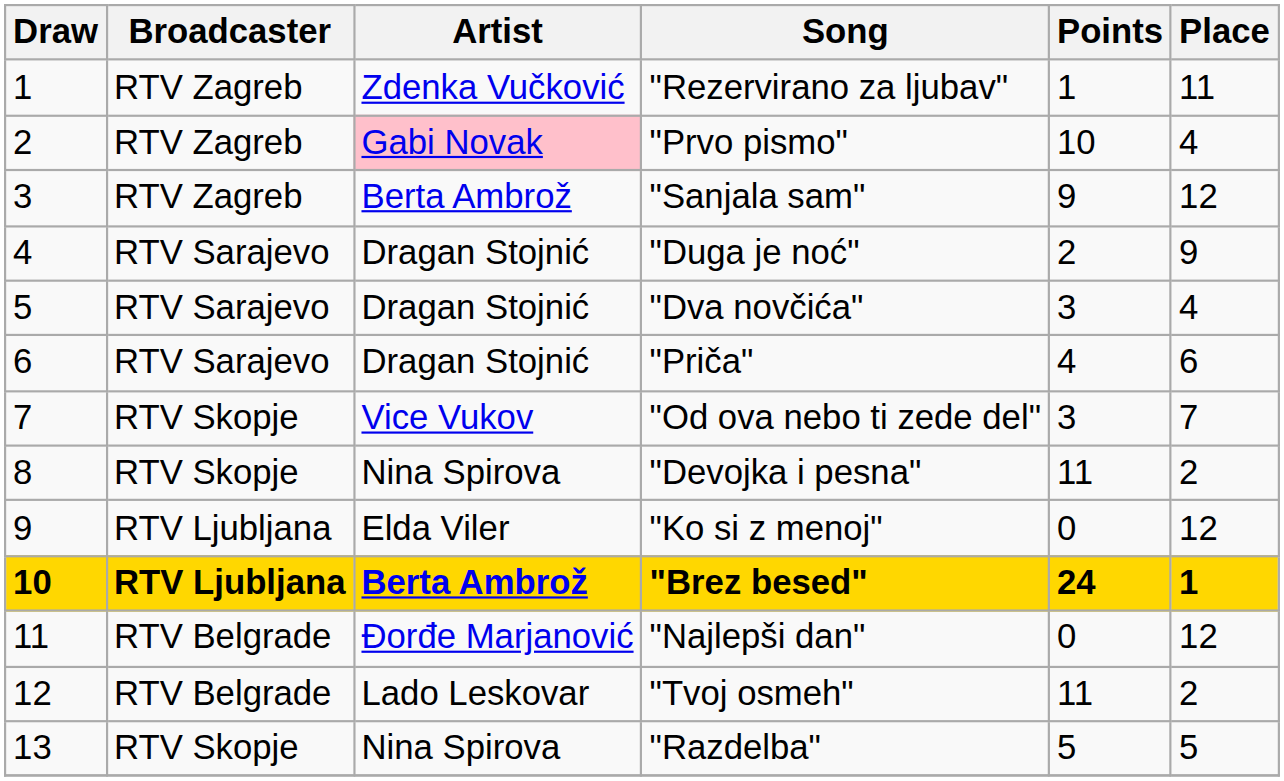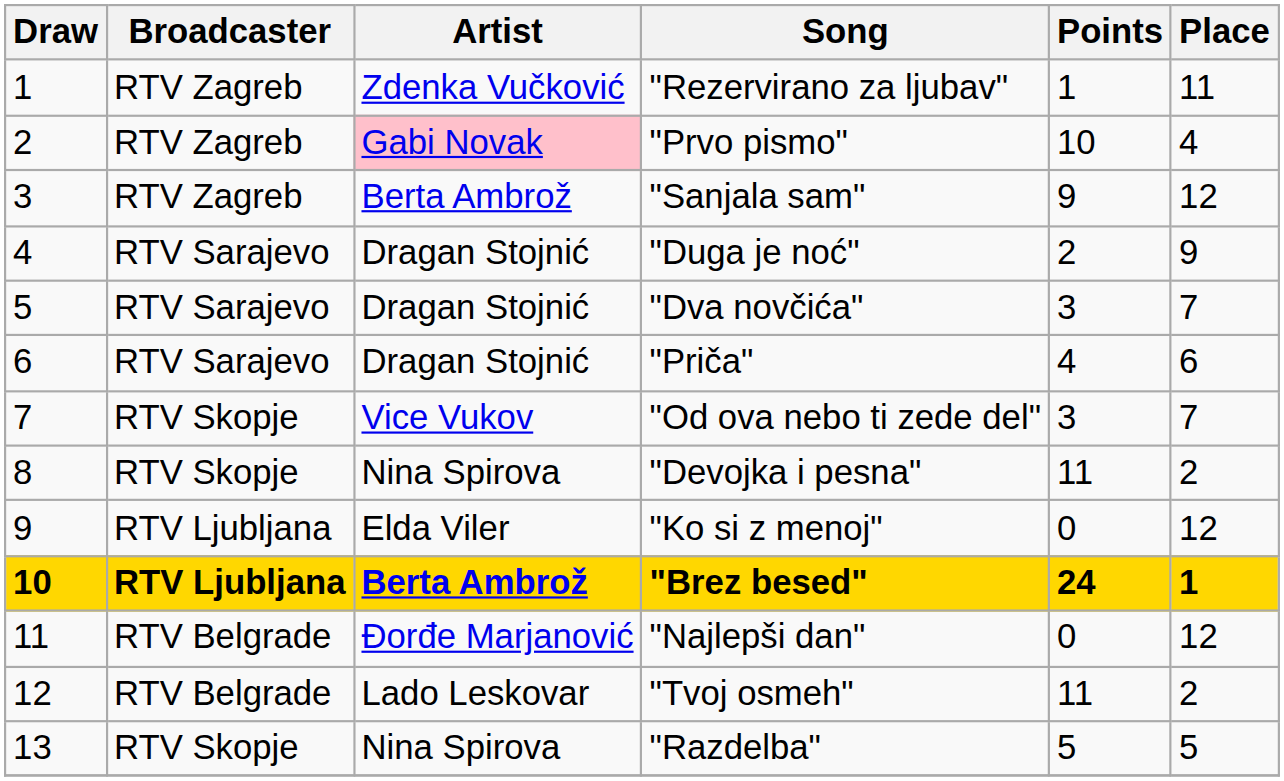(1189, 307) 4 -> (1189, 307) 7
